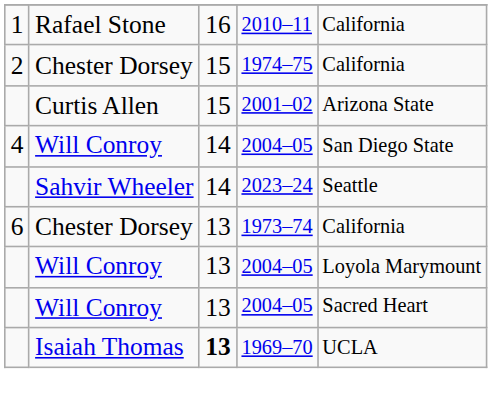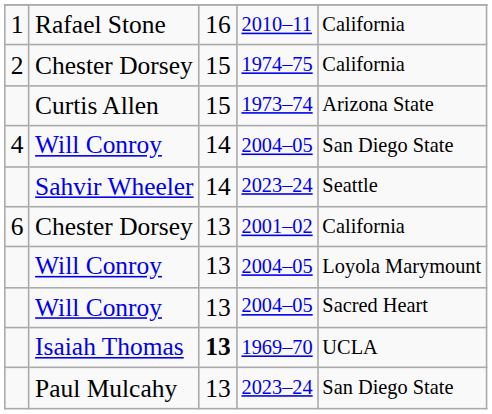(277, 105) 2001–02 -> (277, 105) 1973–74
(277, 226) 1973–74 -> (277, 226) 2001–02
+ row: (17, 388)
